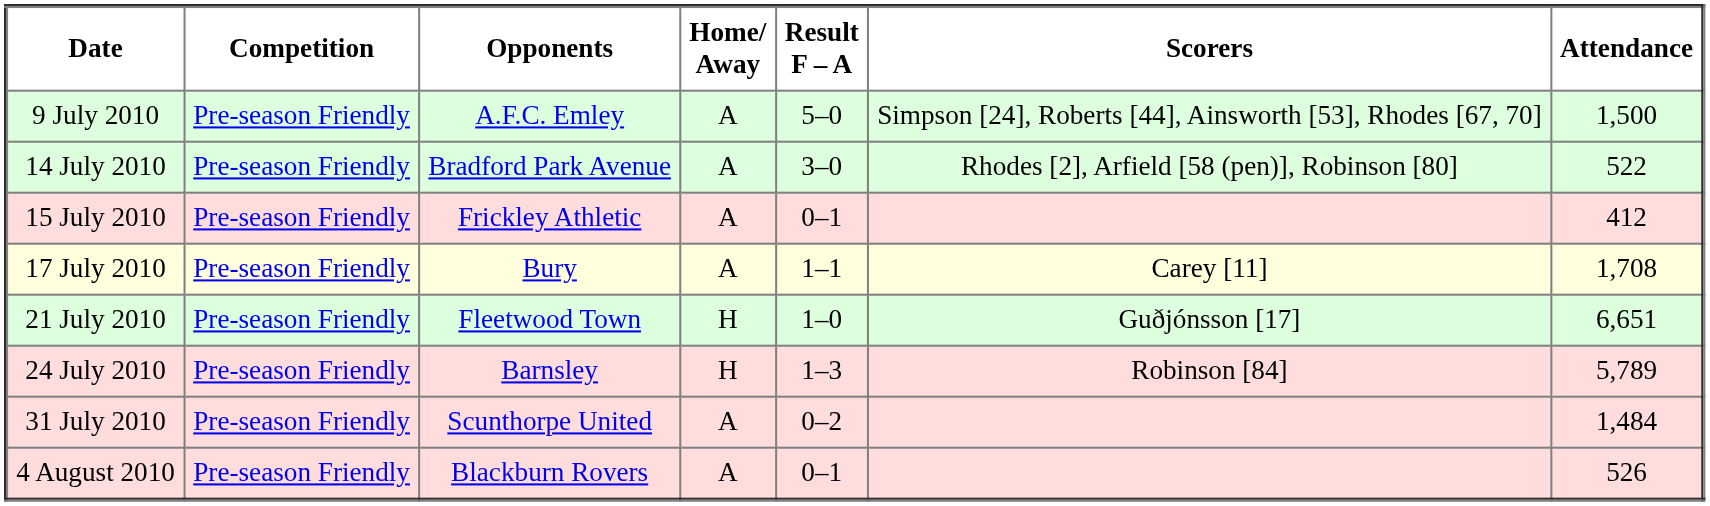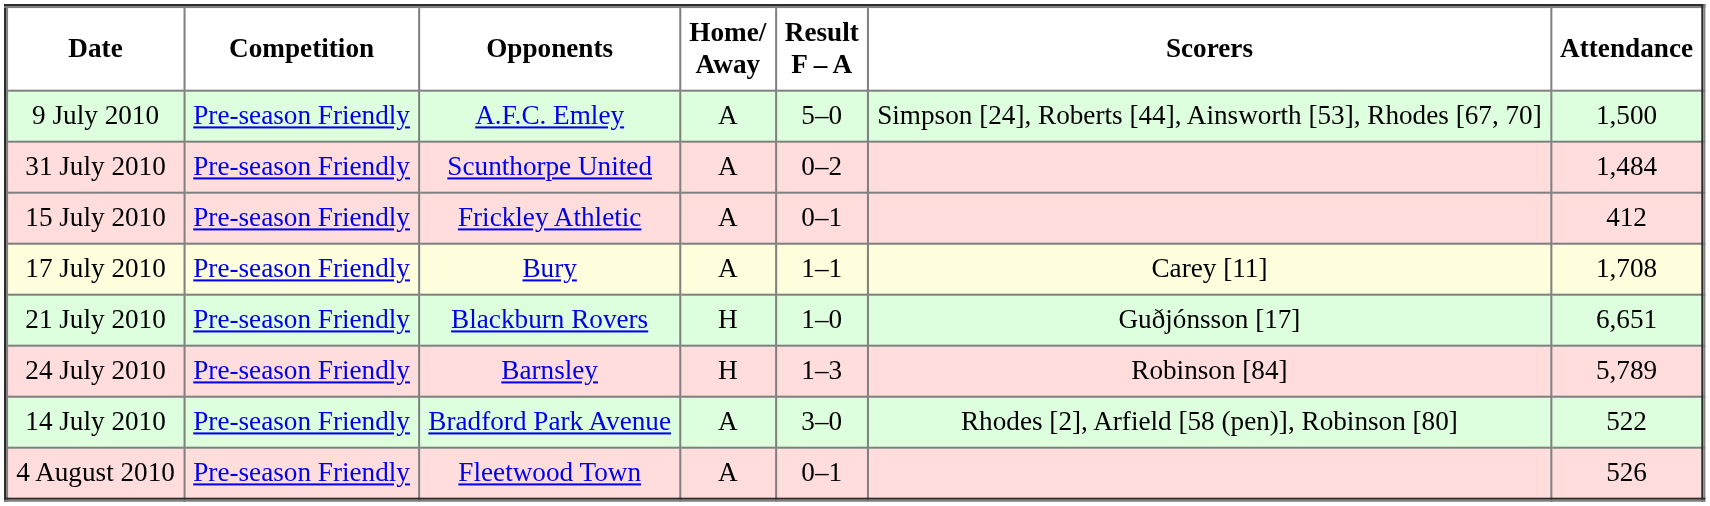rows swapped: (96, 166) <-> (96, 421)
(550, 319) Fleetwood Town -> (550, 319) Blackburn Rovers
(550, 472) Blackburn Rovers -> (550, 472) Fleetwood Town
